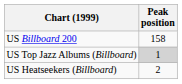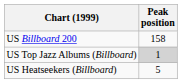(158, 70) 2 -> (158, 70) 5
